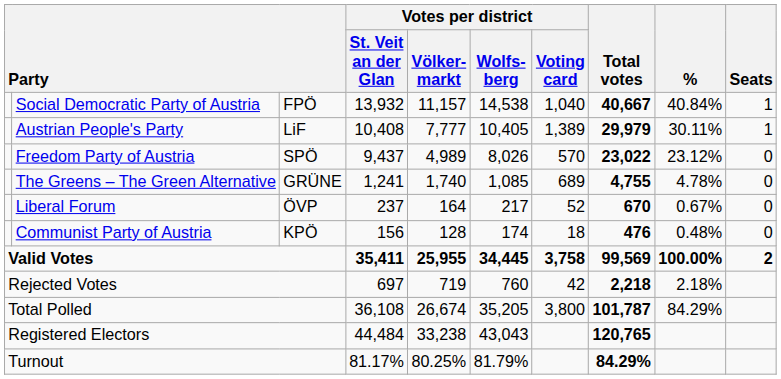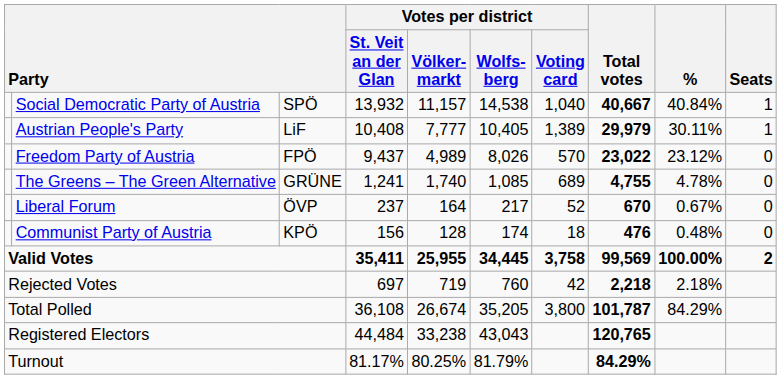(300, 104) FPÖ -> (300, 104) SPÖ
(300, 156) SPÖ -> (300, 156) FPÖ
